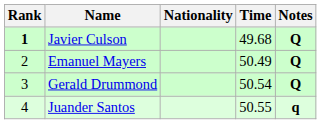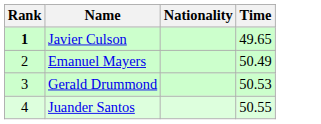- column: (296, 15)
(255, 38) 49.68 -> (255, 38) 49.65
(255, 84) 50.54 -> (255, 84) 50.53
